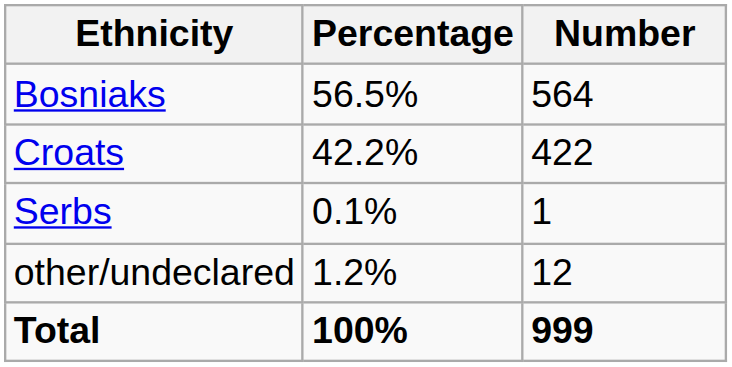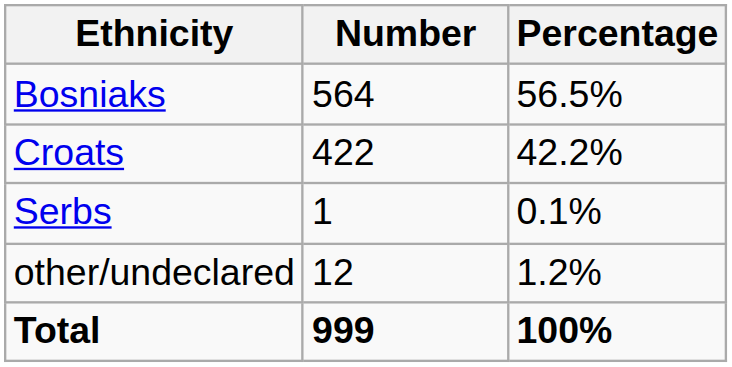columns swapped: (625, 34) <-> (413, 34)
